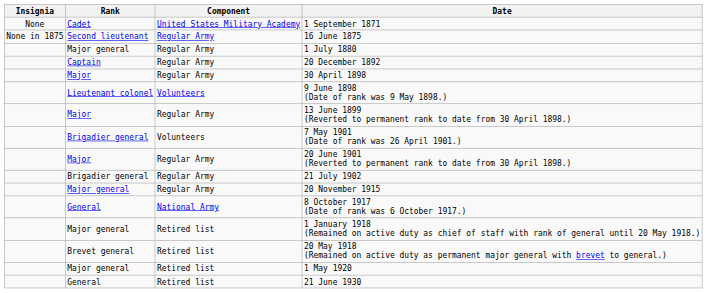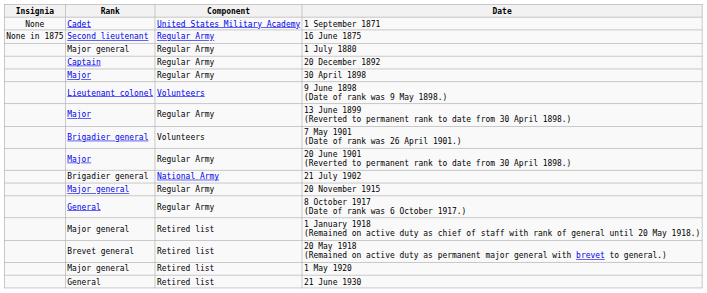(186, 177) Regular Army -> (188, 177) National Army
(188, 207) National Army -> (186, 207) Regular Army
